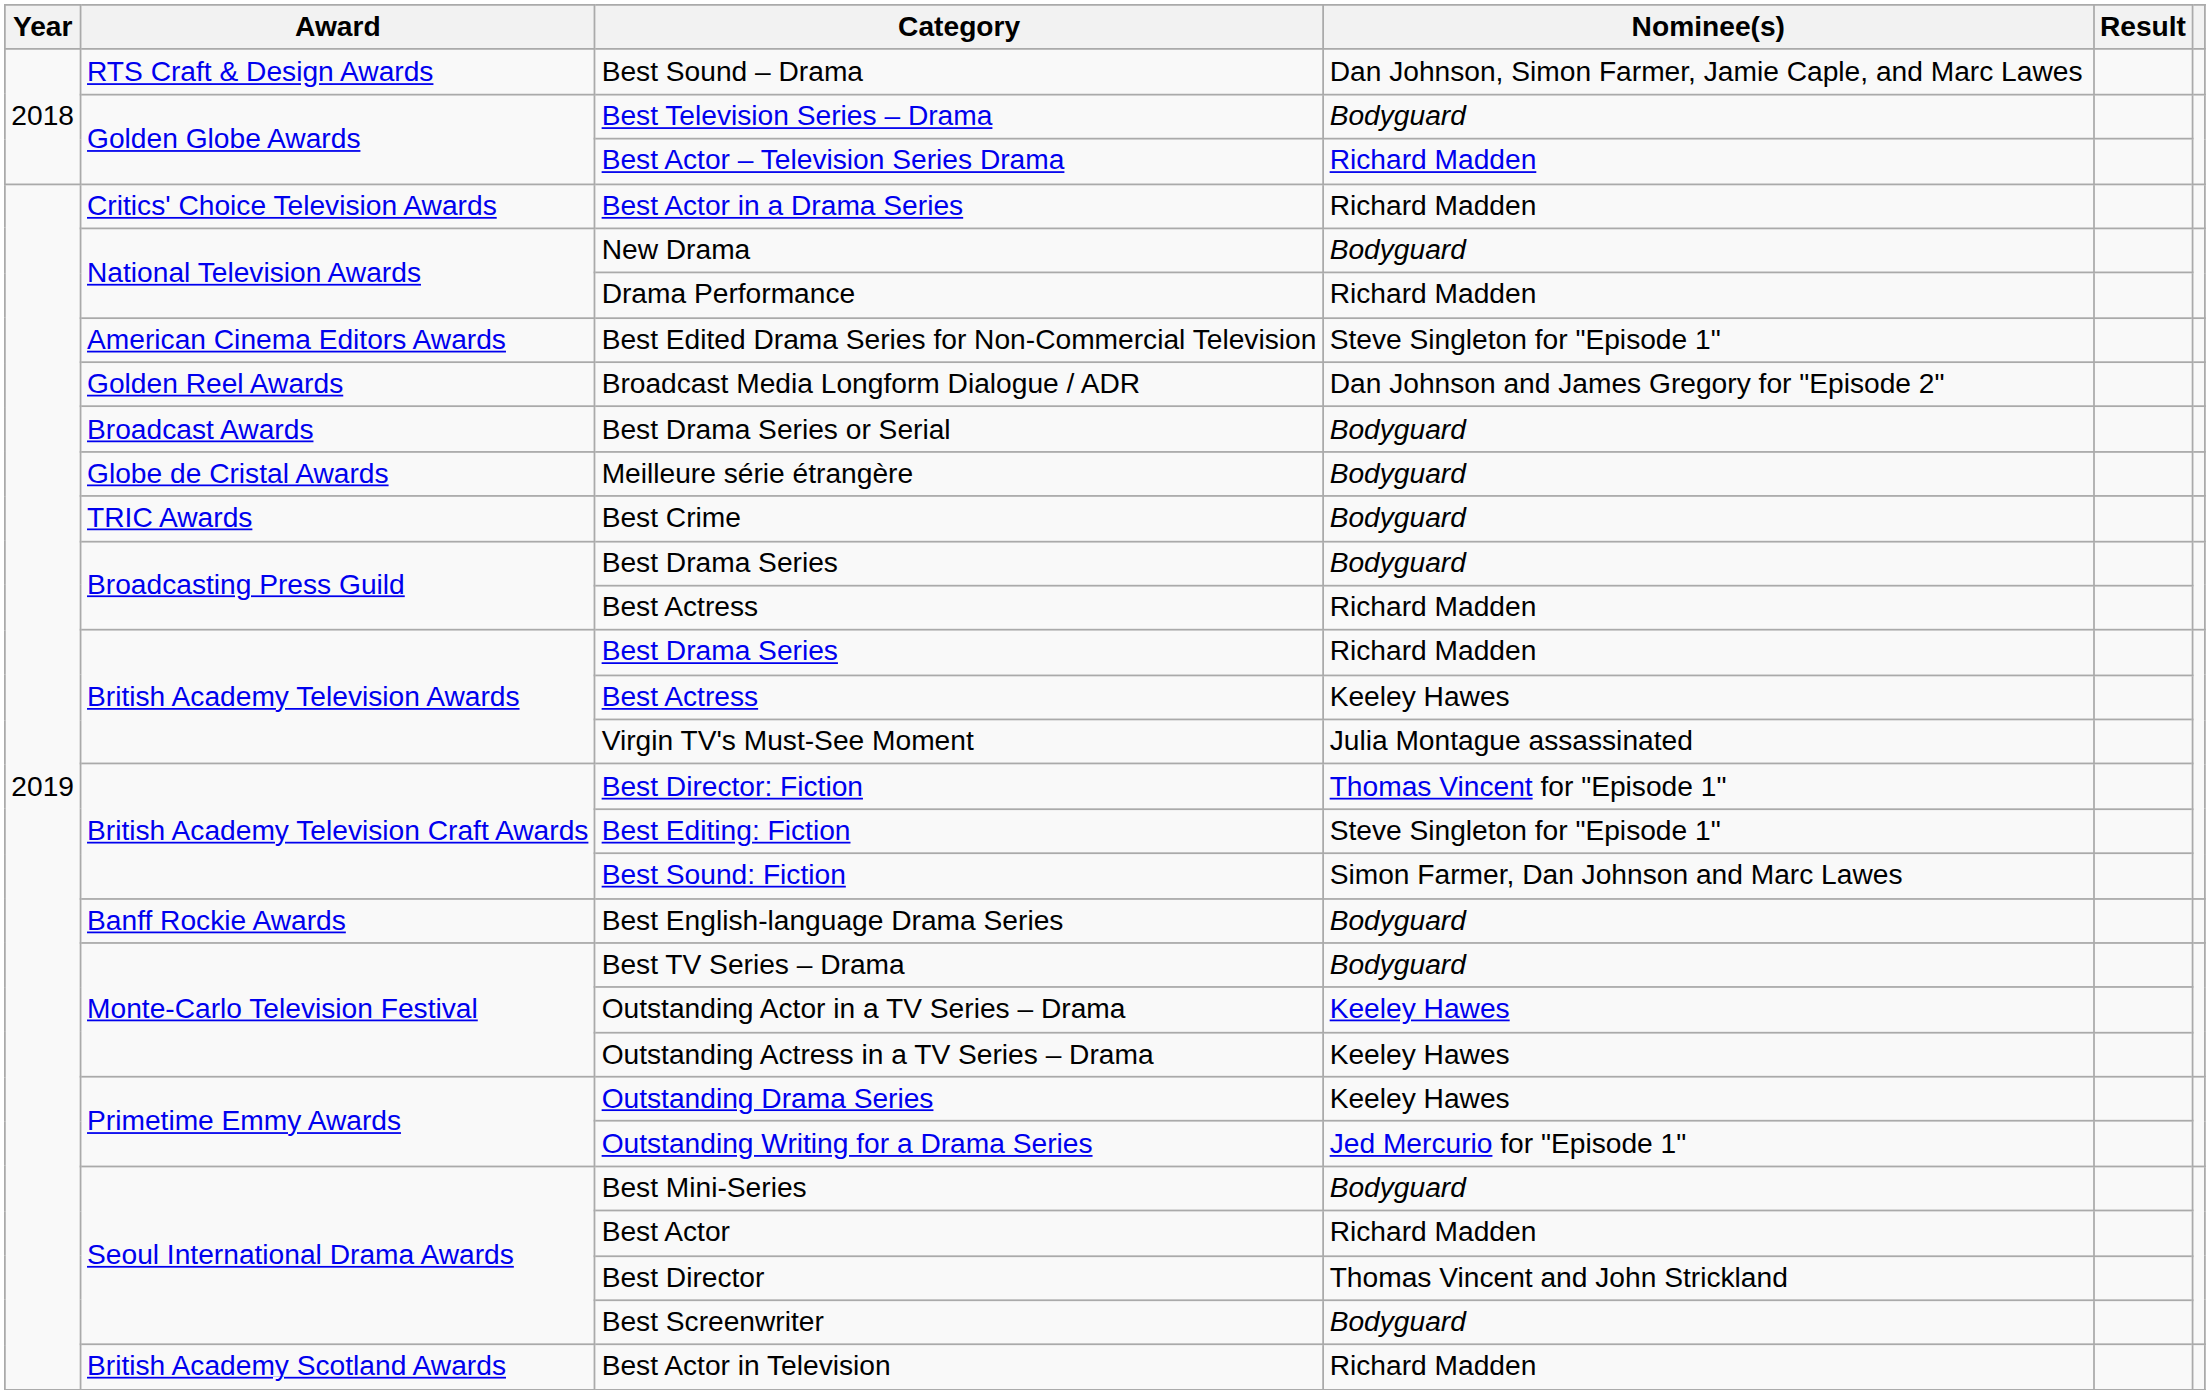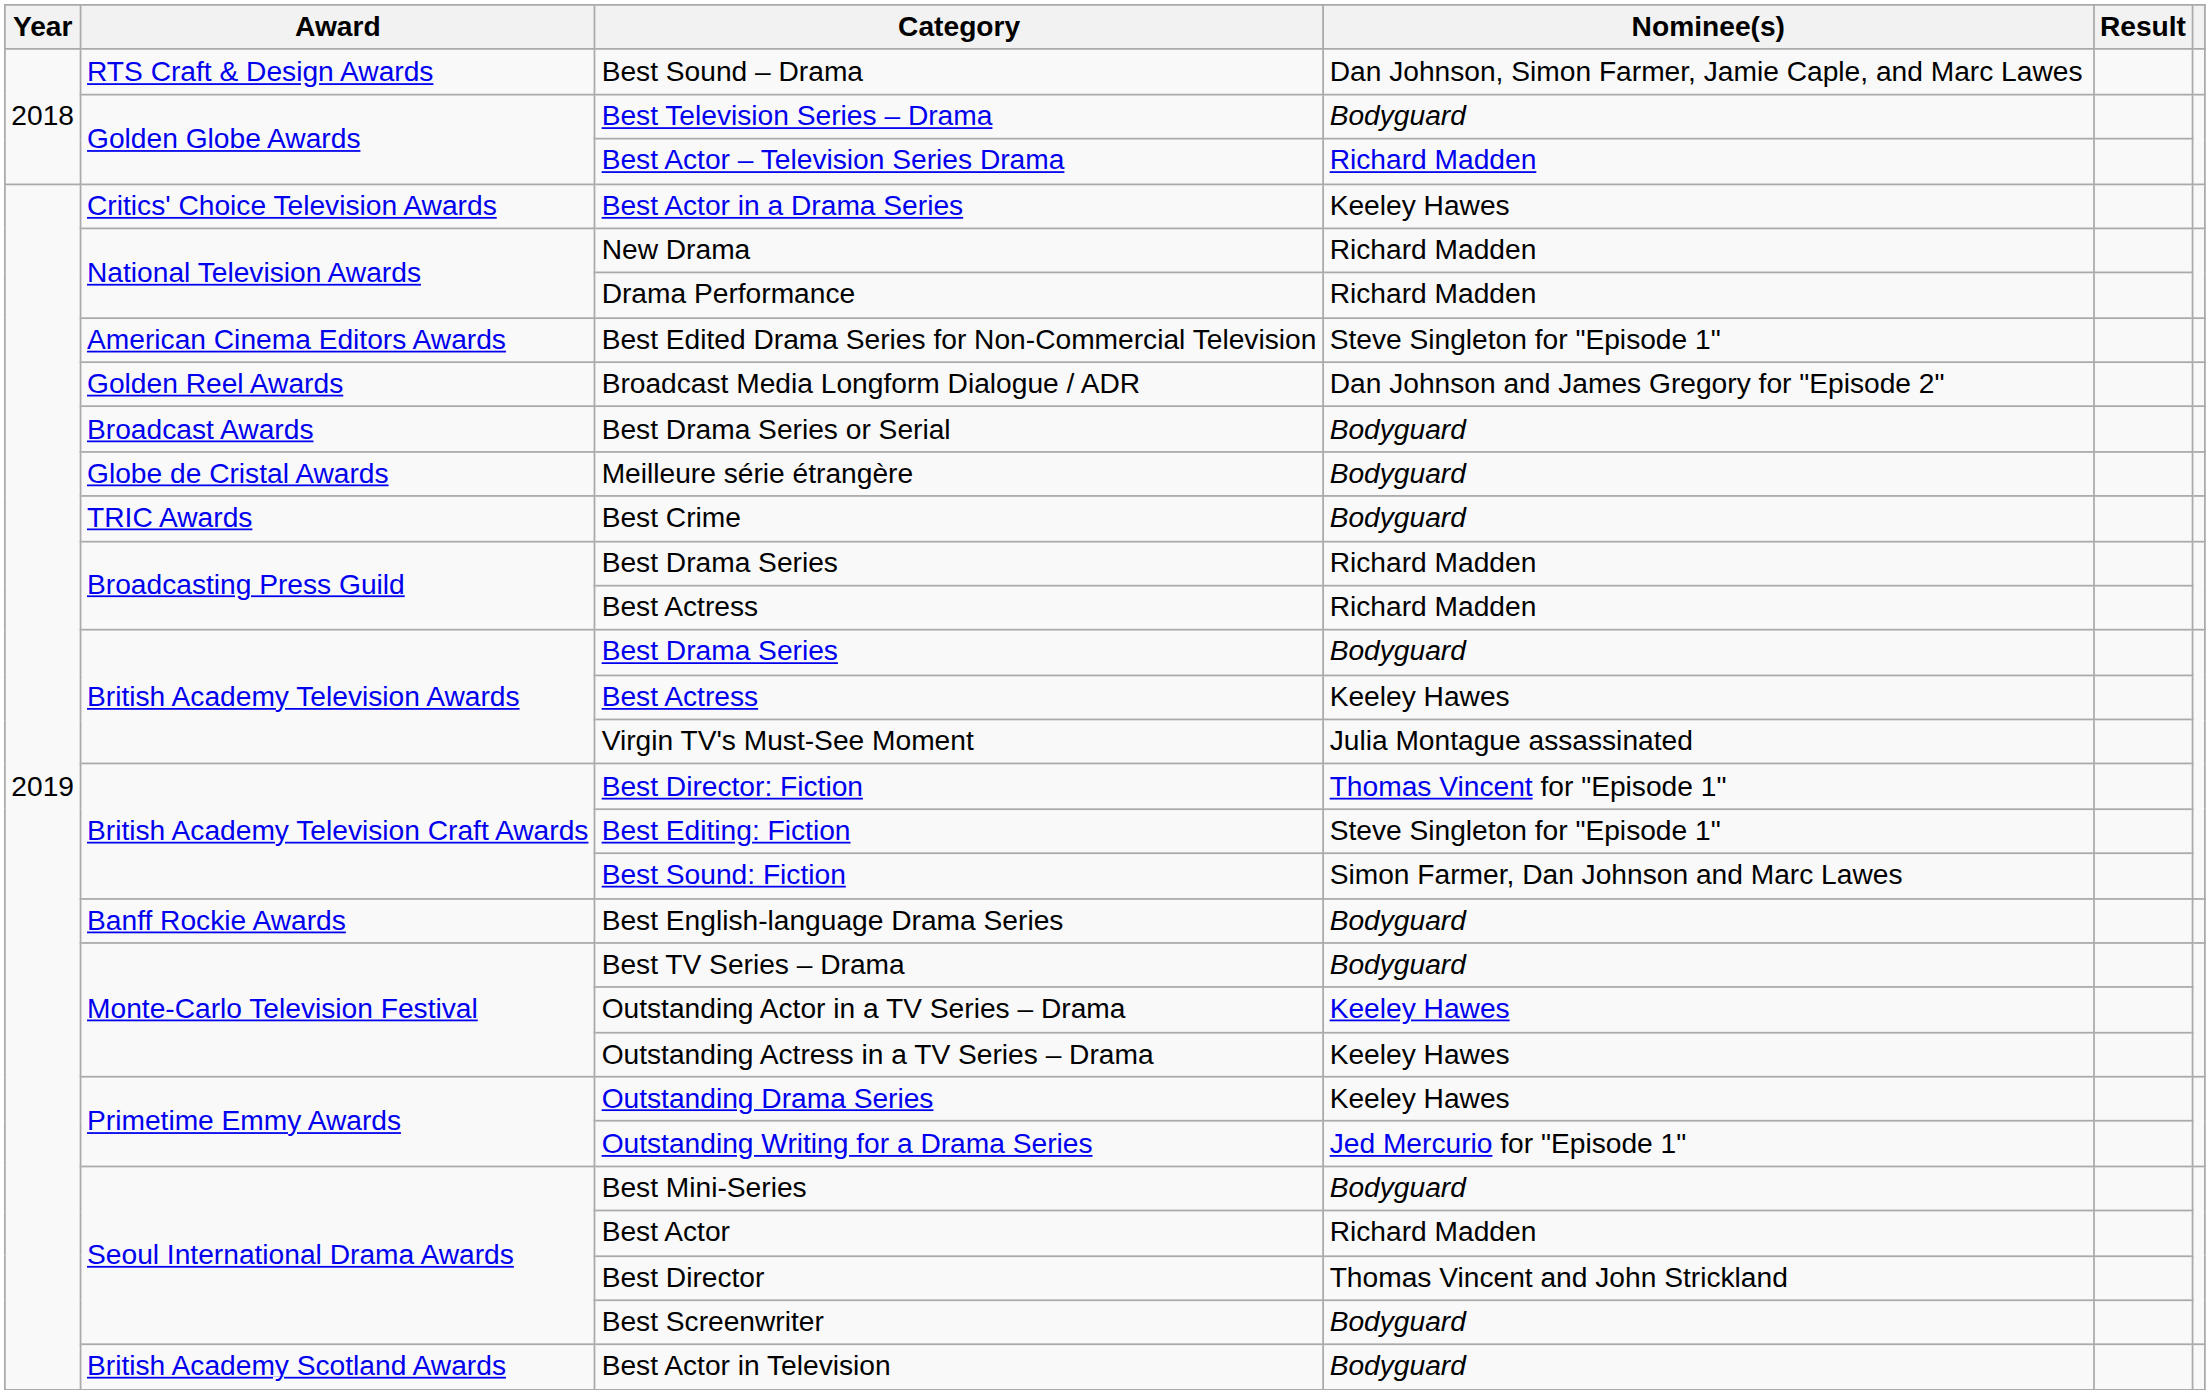(1433, 205) Richard Madden -> (1420, 205) Keeley Hawes
(1398, 250) Bodyguard -> (1433, 250) Richard Madden
(1398, 562) Bodyguard -> (1433, 562) Richard Madden
(1433, 652) Richard Madden -> (1398, 652) Bodyguard
(1433, 1366) Richard Madden -> (1398, 1366) Bodyguard
